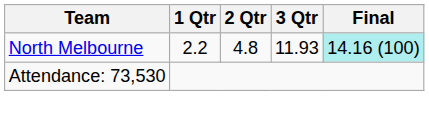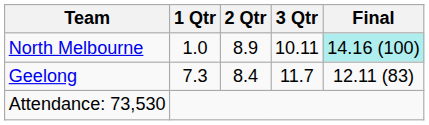(195, 47) 2.2 -> (195, 47) 1.0
(246, 47) 4.8 -> (246, 47) 8.9
(297, 47) 11.93 -> (297, 47) 10.11
+ row: (43, 76)
